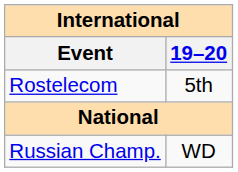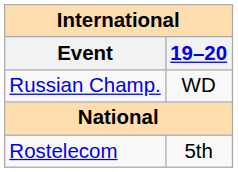rows swapped: (63, 85) <-> (85, 150)
